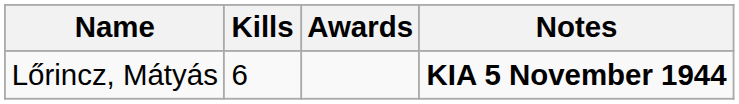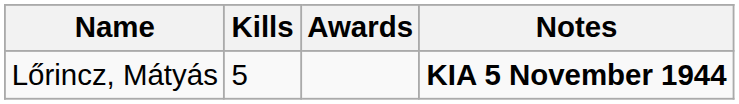(240, 74) 6 -> (240, 74) 5
